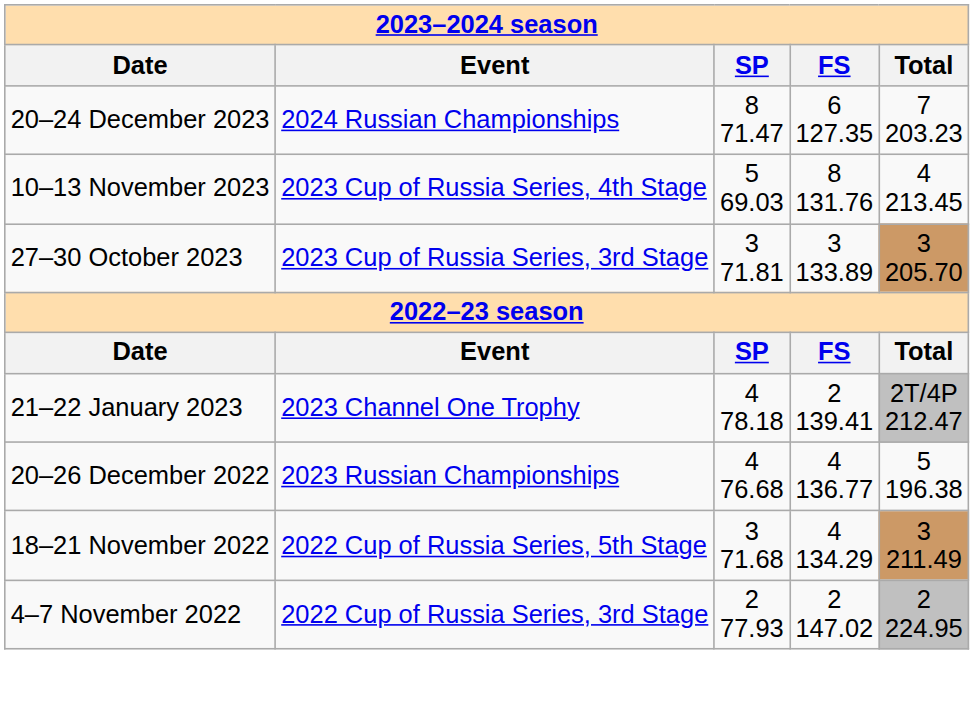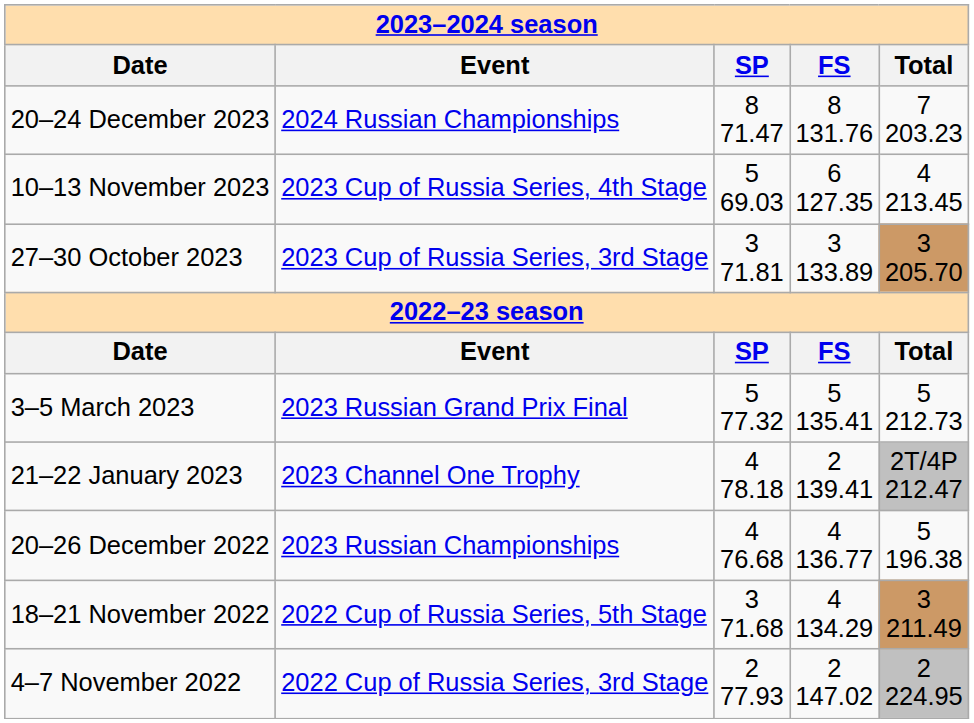(834, 119) 6 127.35 -> (834, 119) 8 131.76
(834, 188) 8 131.76 -> (834, 188) 6 127.35
+ row: (103, 407)
